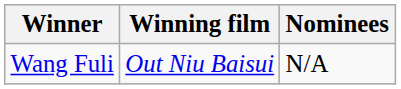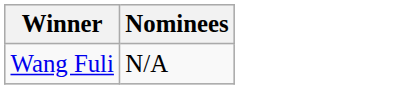- column: (200, 24)
